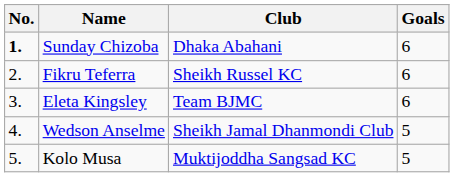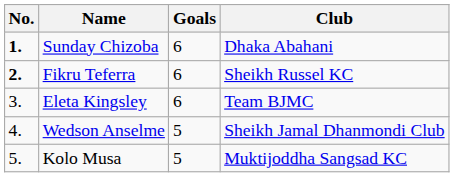columns swapped: (283, 18) <-> (423, 18)
(15, 74) normal -> (15, 74) bold
